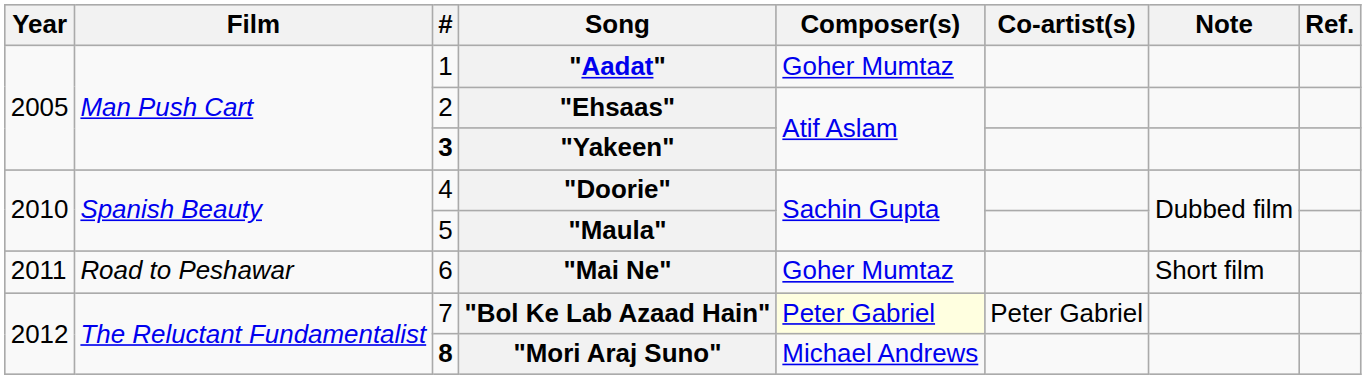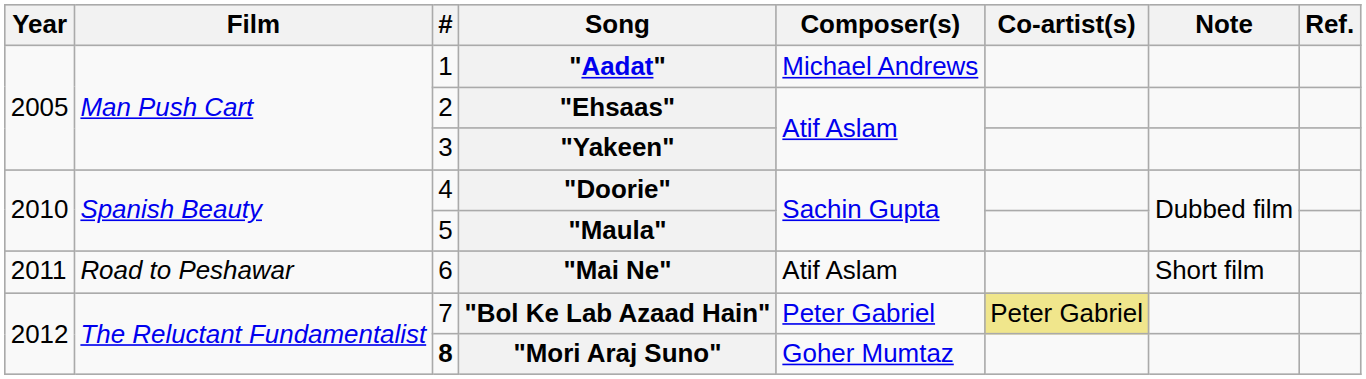(868, 66) Goher Mumtaz -> (880, 66) Michael Andrews
(445, 148) bold -> (445, 148) normal
(868, 271) Goher Mumtaz -> (840, 271) Atif Aslam
(859, 312) lightyellow background -> (859, 312) no background
(1067, 312) no background -> (1067, 312) khaki background
(880, 353) Michael Andrews -> (868, 353) Goher Mumtaz
